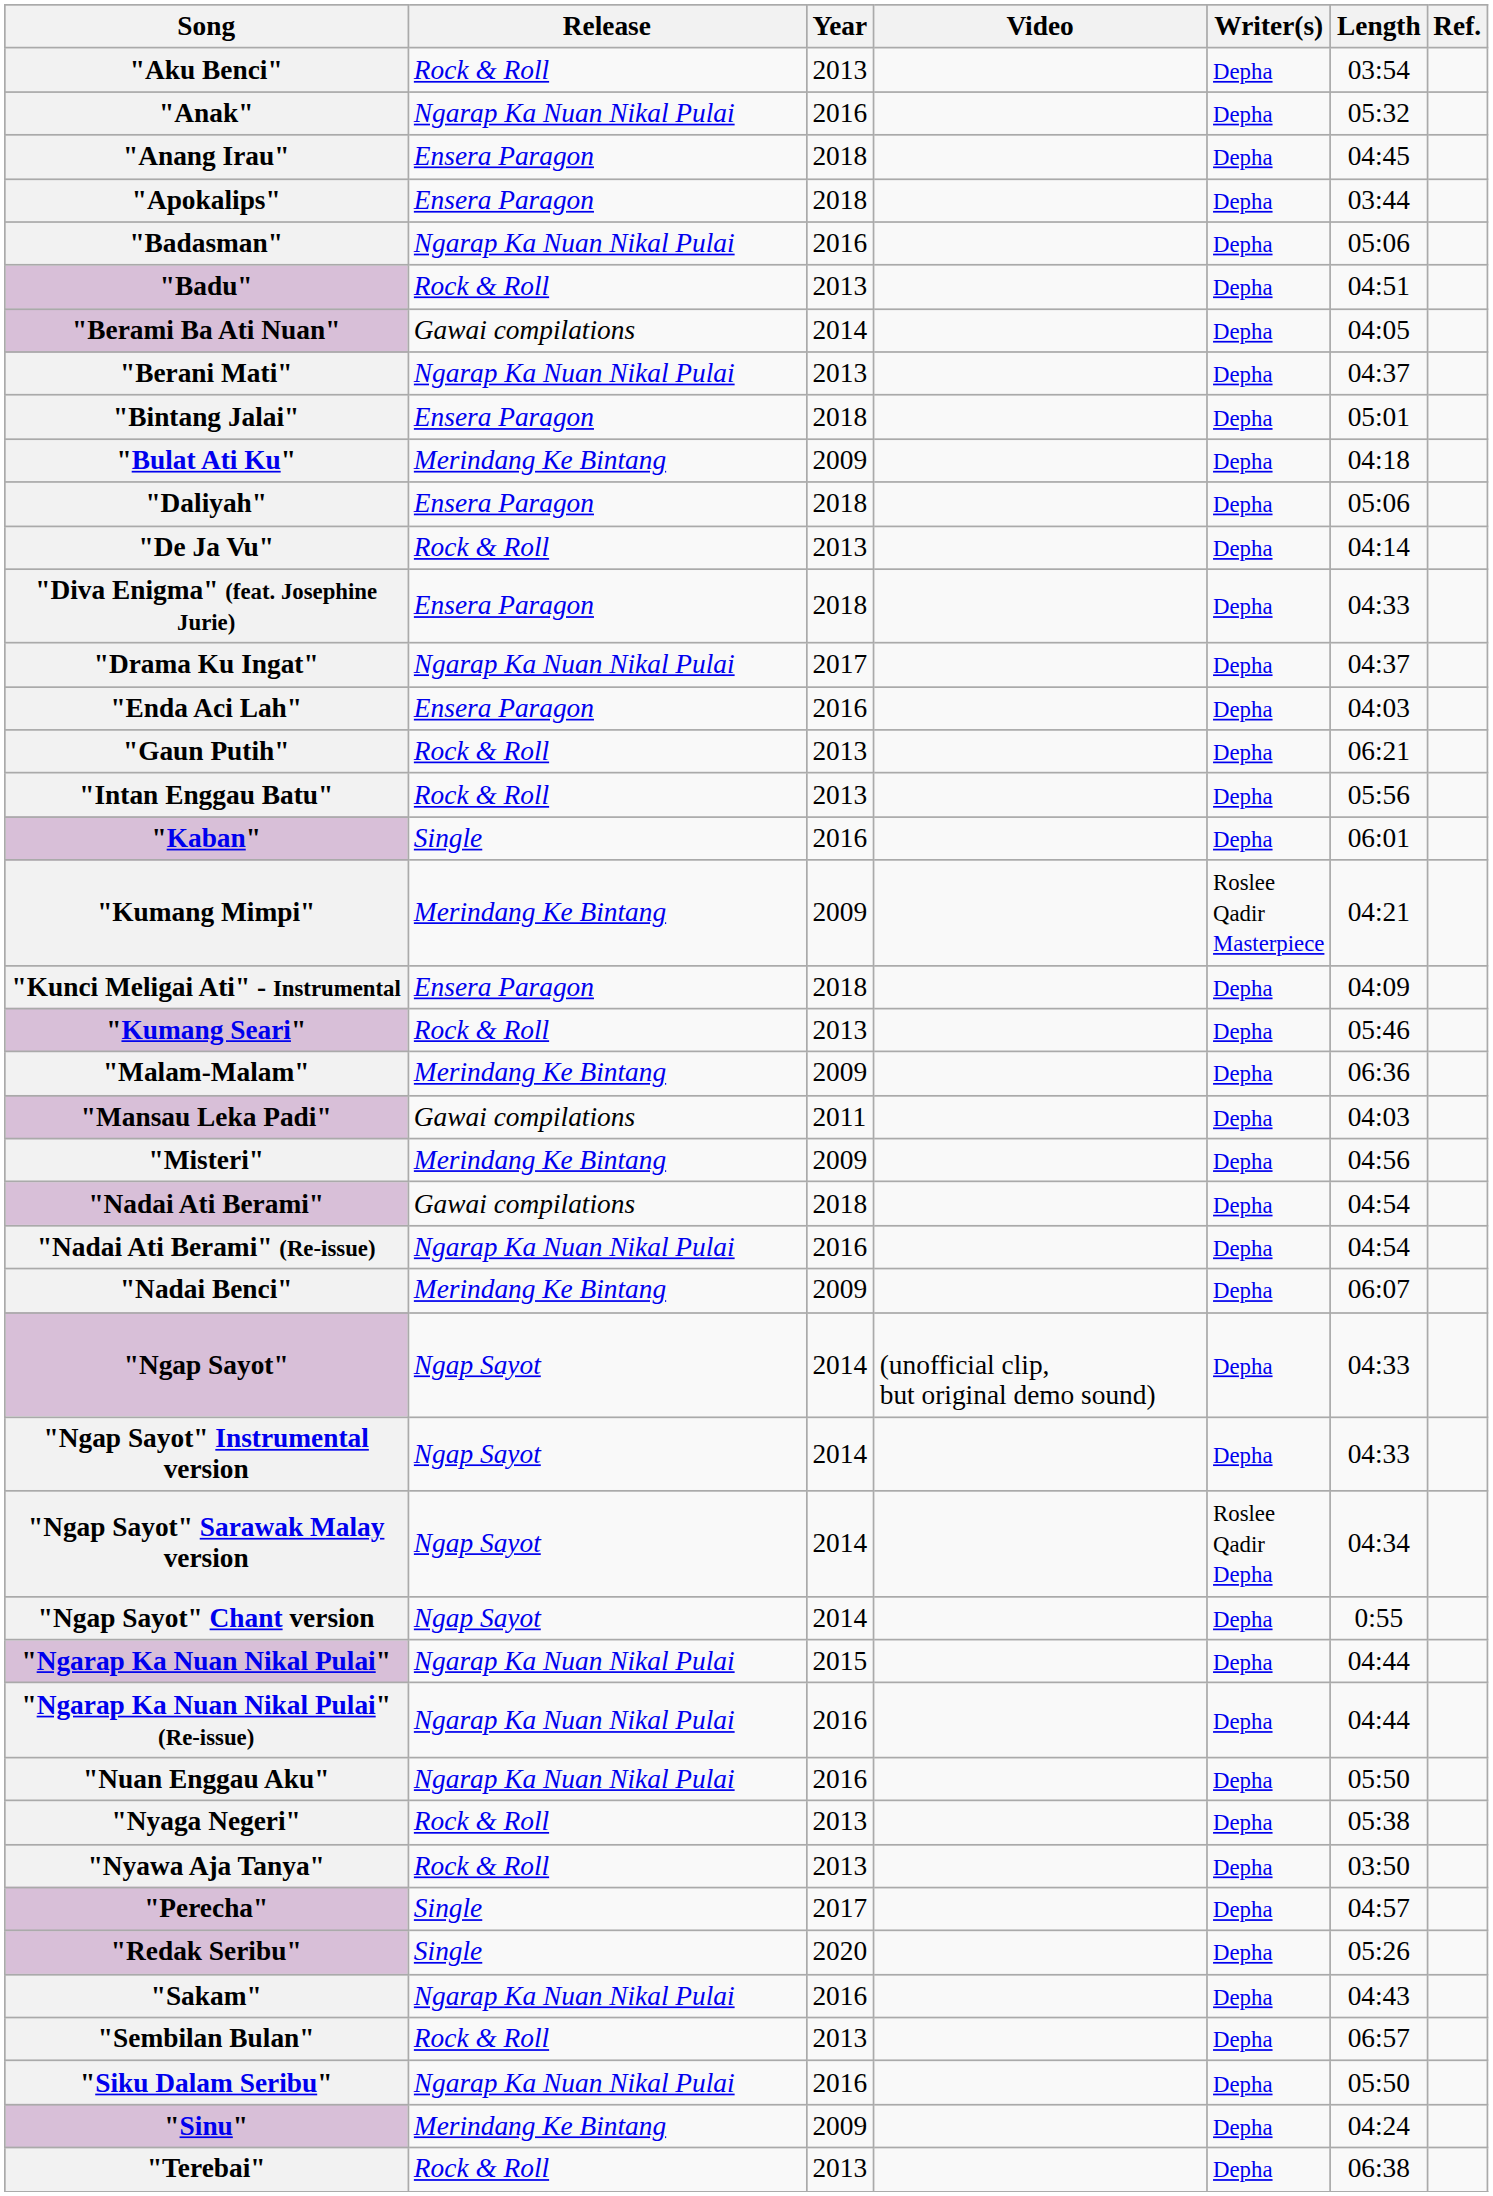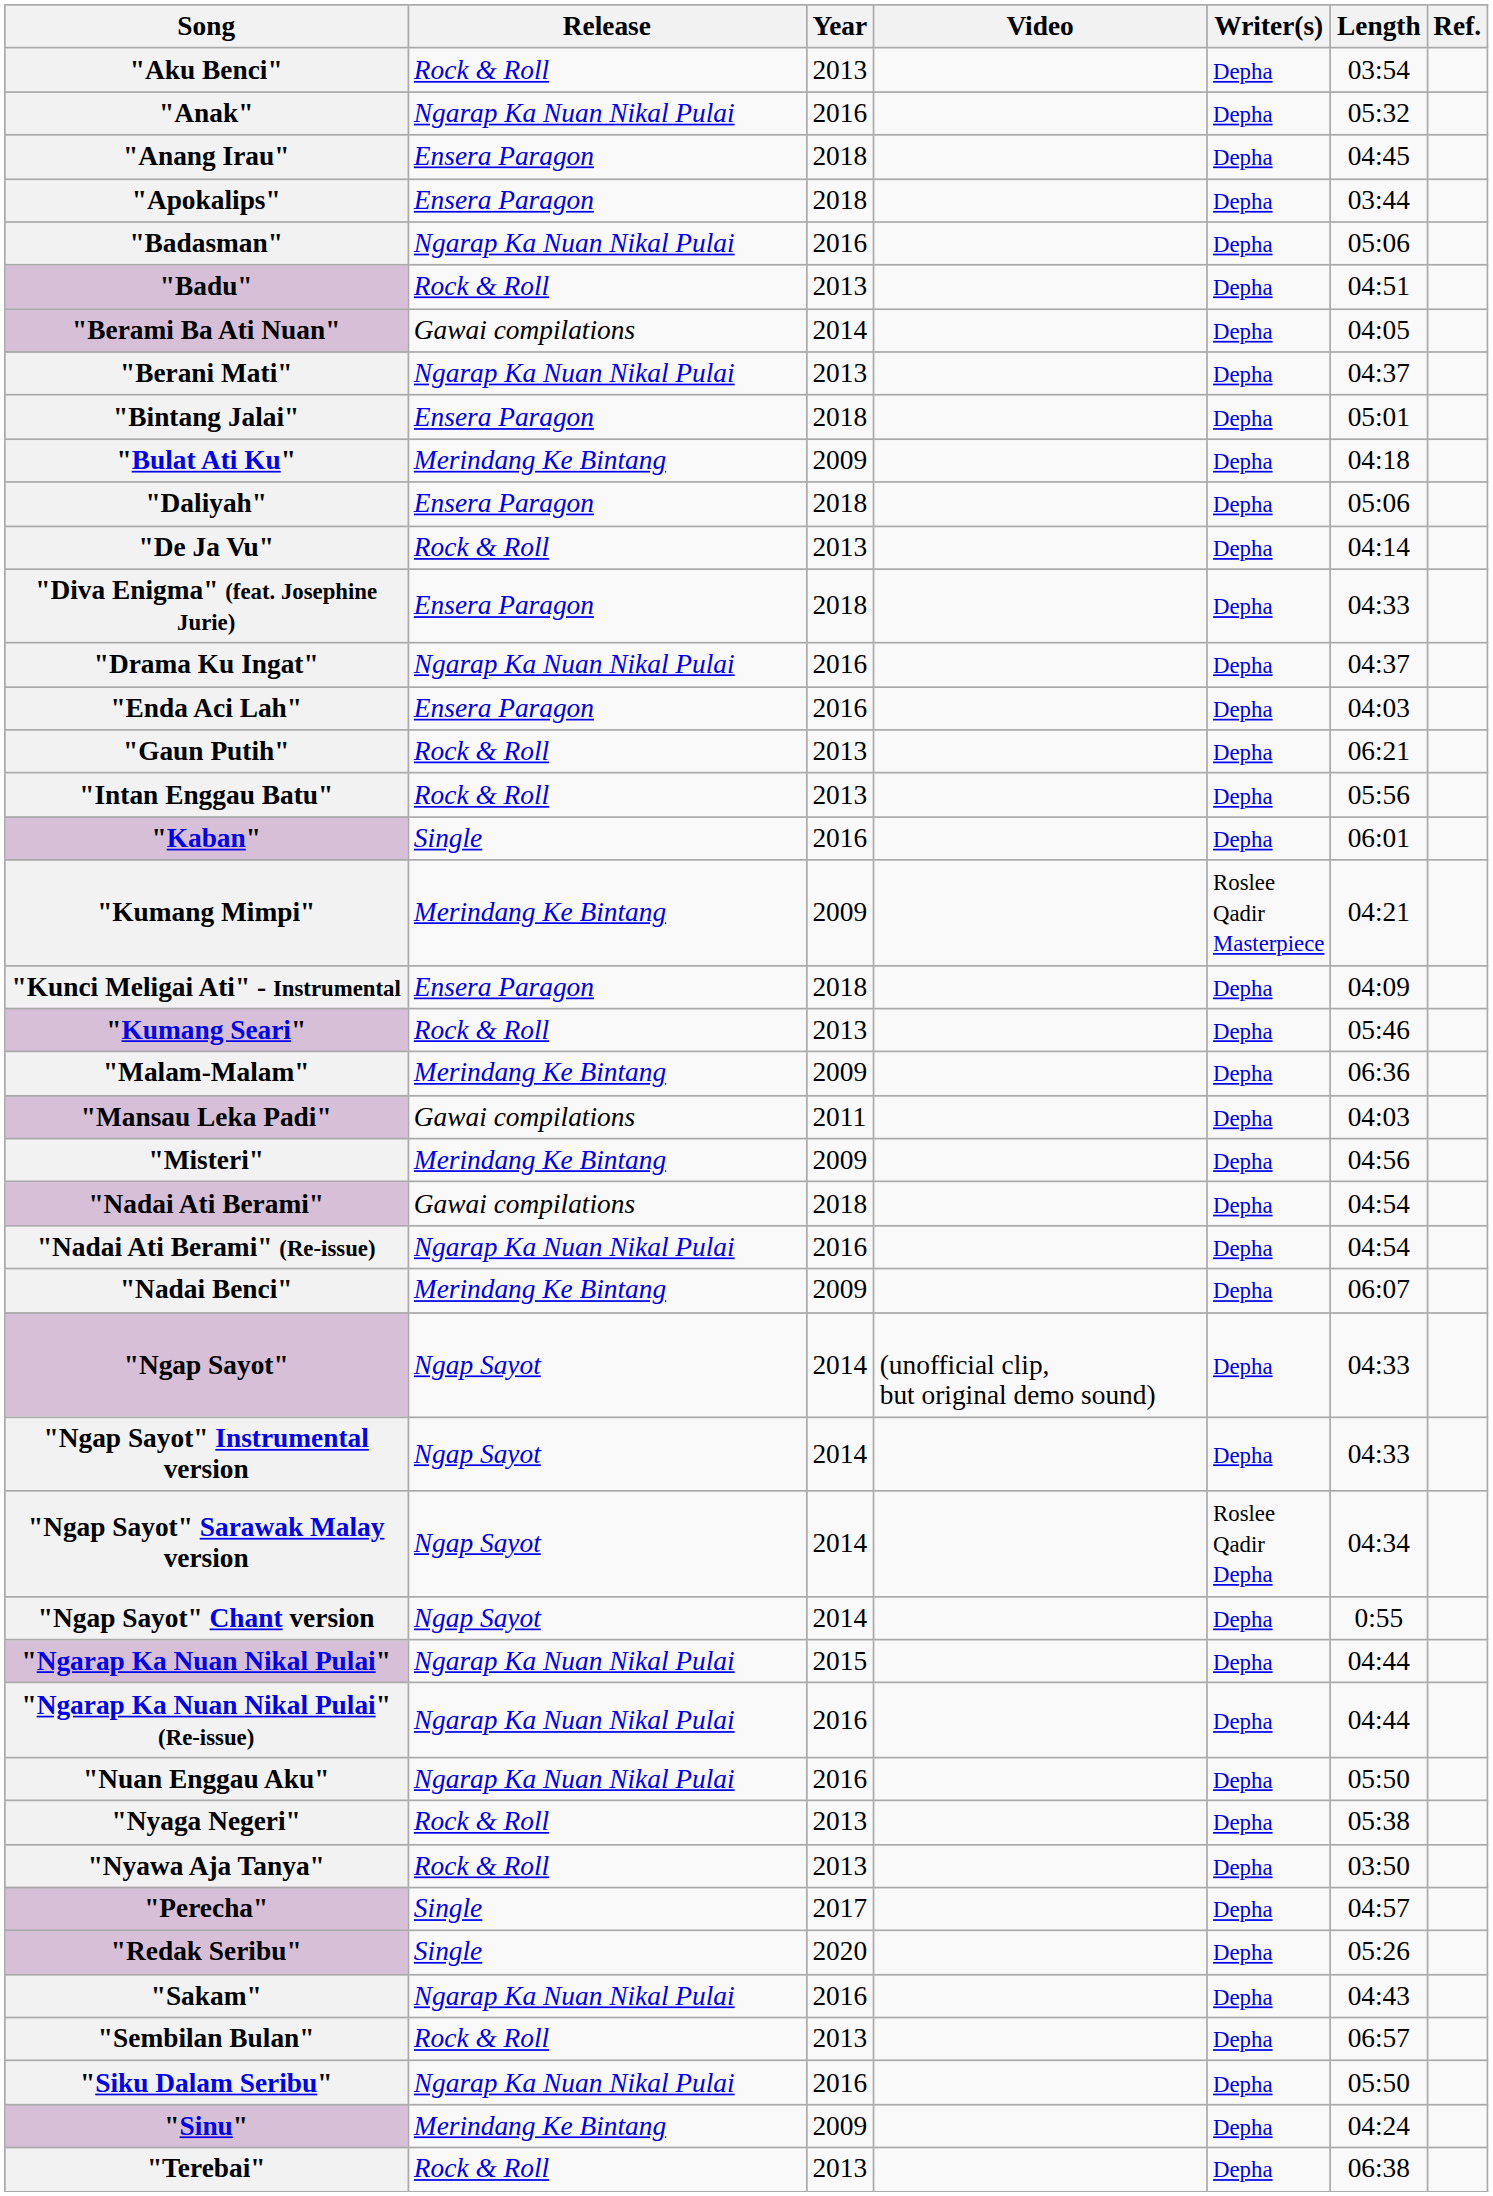(840, 664) 2017 -> (840, 664) 2016
